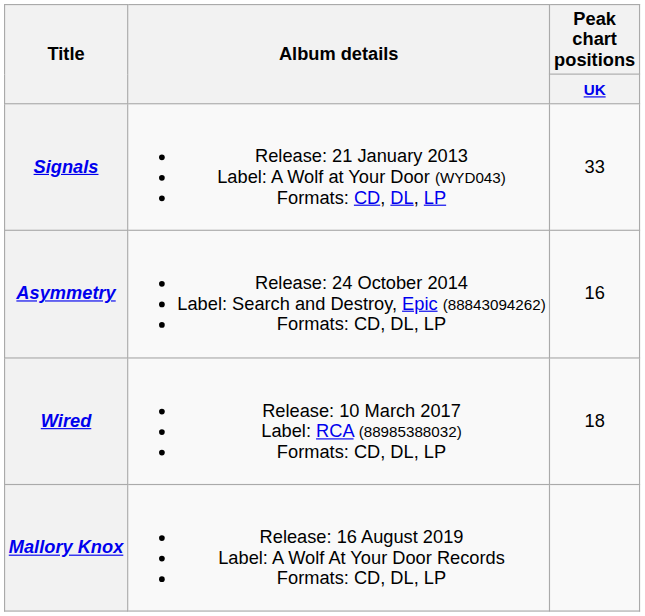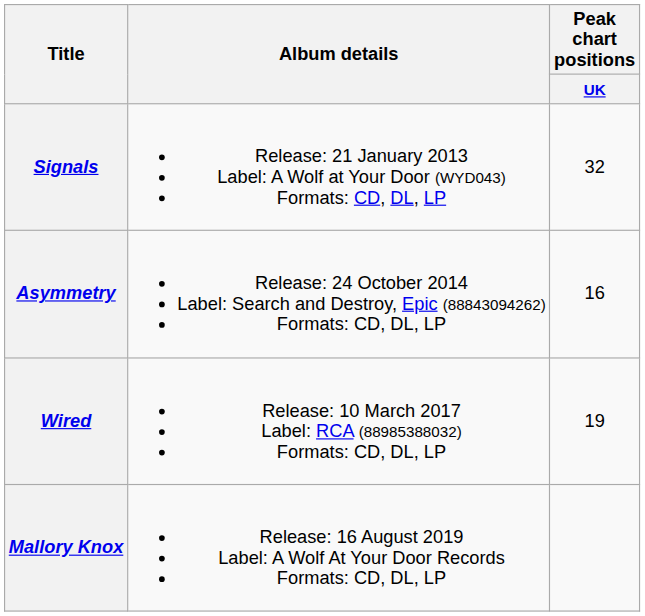(595, 166) 33 -> (595, 166) 32
(595, 420) 18 -> (595, 420) 19
